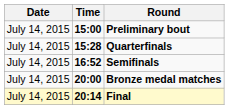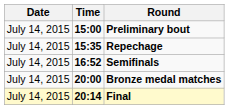- row: (139, 46)
+ row: (135, 46)
